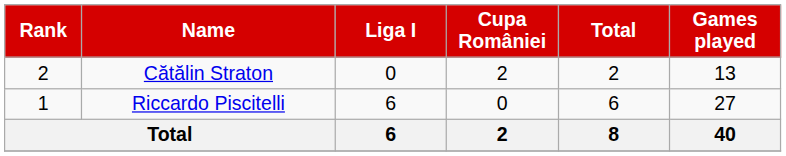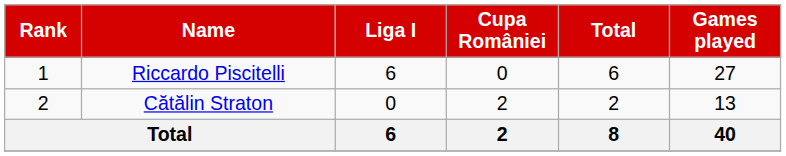rows swapped: (208, 103) <-> (208, 72)
